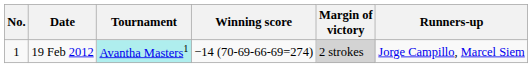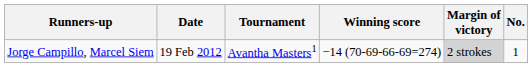columns swapped: (16, 22) <-> (452, 22)
(144, 51) paleturquoise background -> (272, 51) no background
